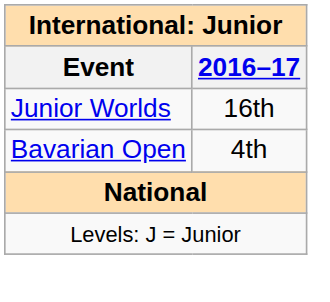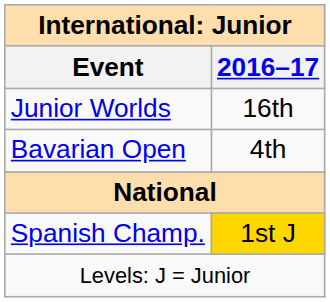+ row: (108, 233)
